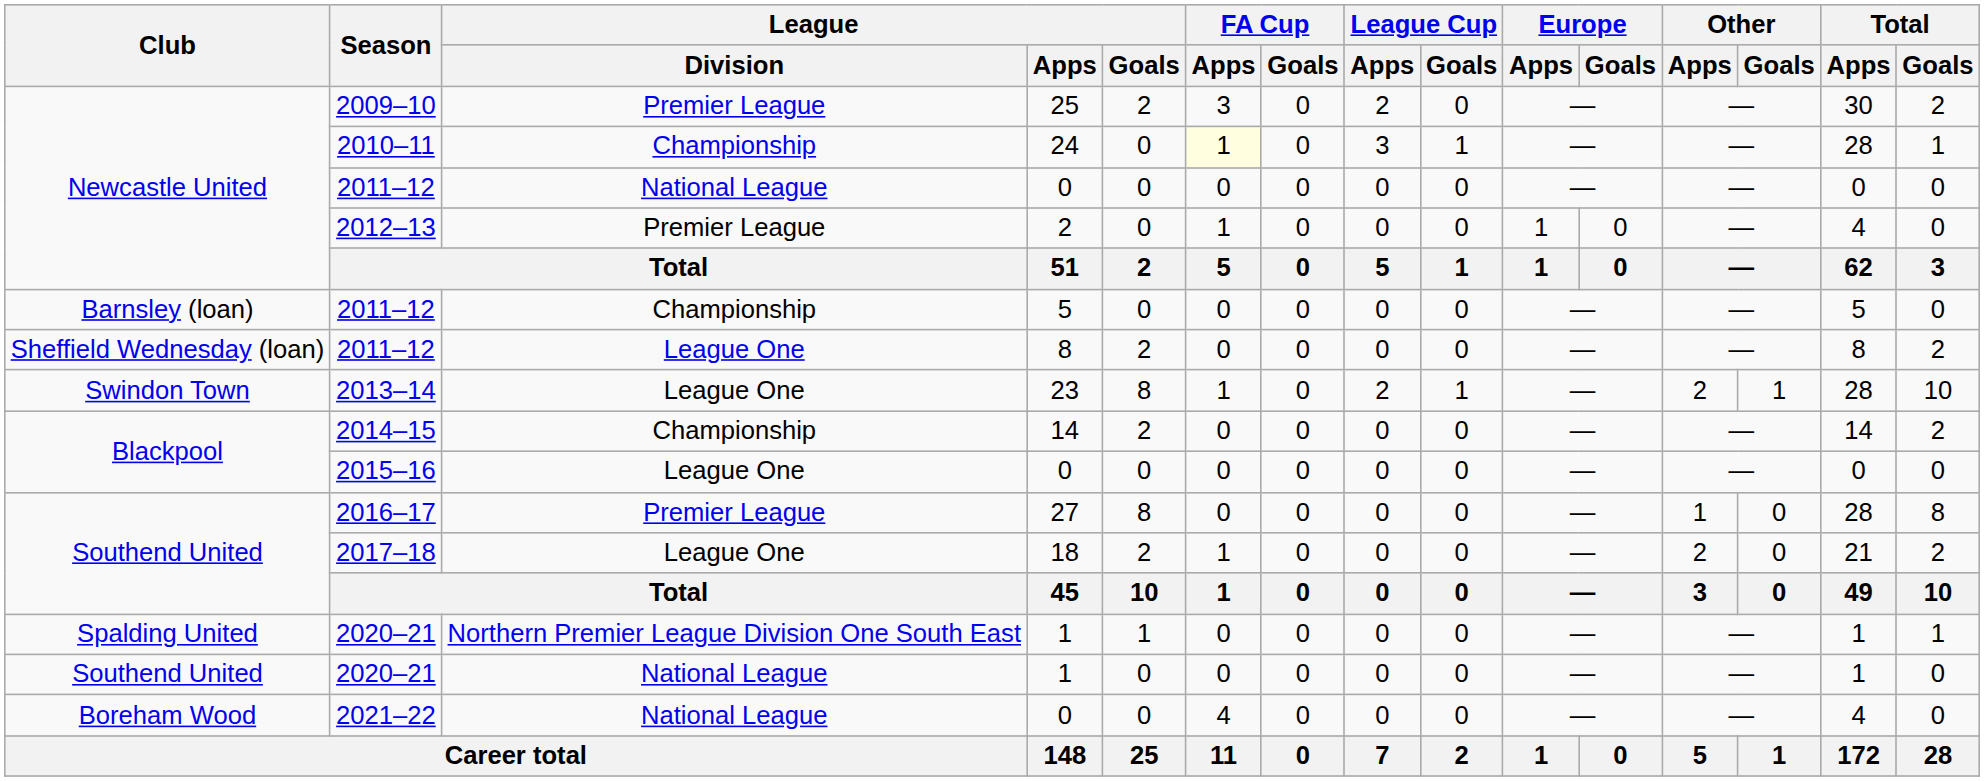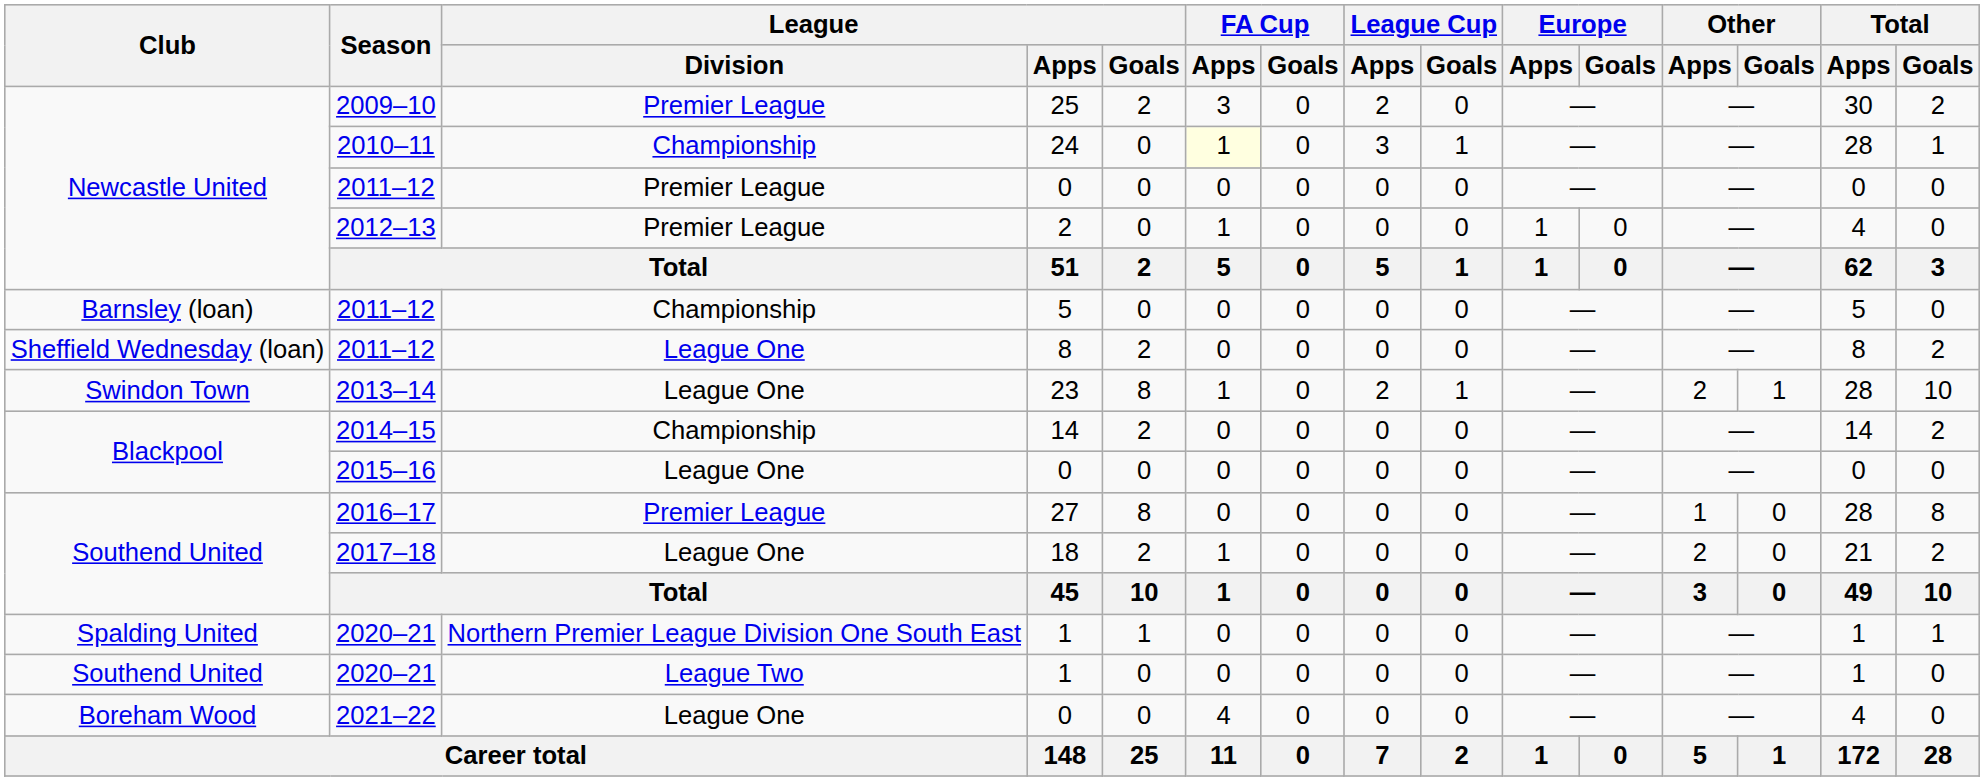(734, 187) National League -> (734, 187) Premier League
(734, 674) National League -> (734, 674) League Two
(734, 715) National League -> (734, 715) League One
